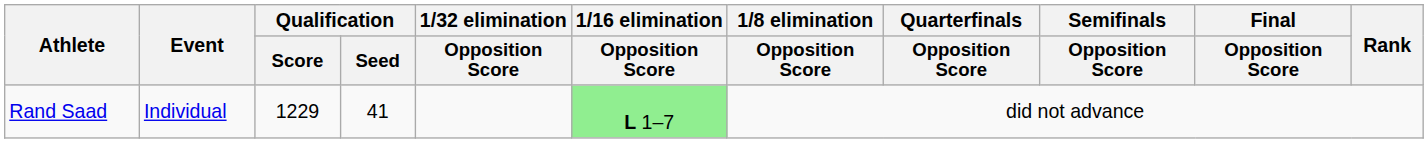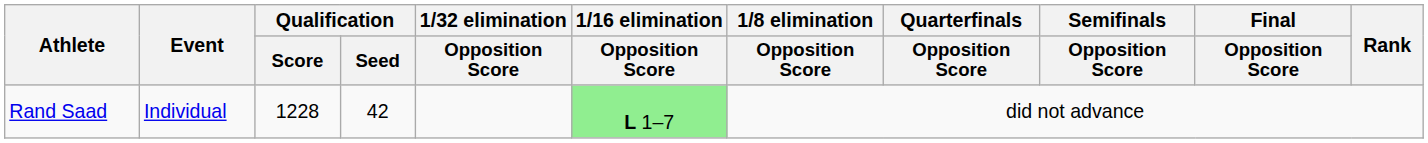(297, 112) 1229 -> (297, 112) 1228
(378, 112) 41 -> (378, 112) 42
